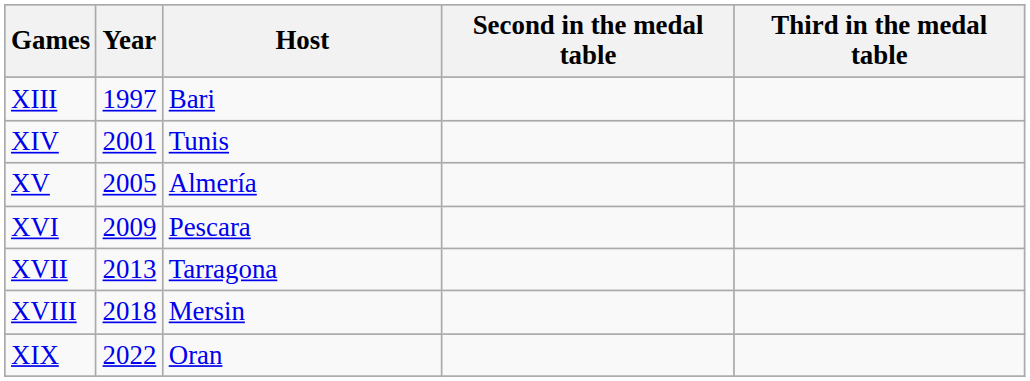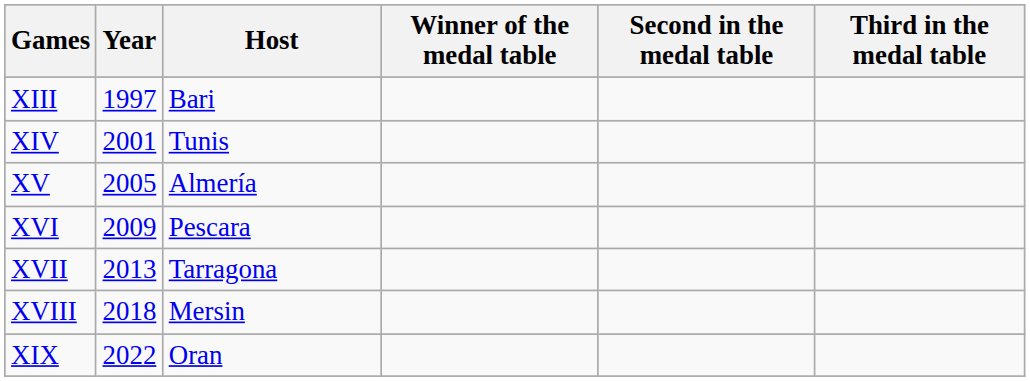+ column: (490, 40)
